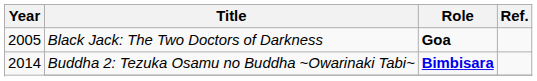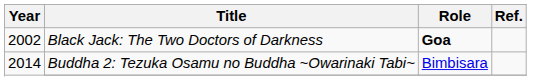(24, 39) 2005 -> (24, 39) 2002
(458, 63) bold -> (455, 63) normal
